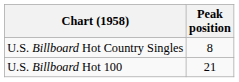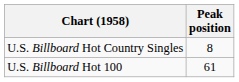(210, 67) 21 -> (210, 67) 61
